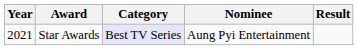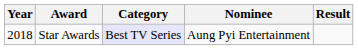(20, 34) 2021 -> (20, 34) 2018
